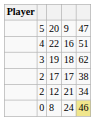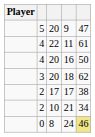+ row: (69, 44)
(54, 44) 22 -> (54, 60) 20
(83, 44) 51 -> (83, 60) 50
(54, 60) 19 -> (54, 76) 20
(54, 92) 12 -> (54, 108) 10
